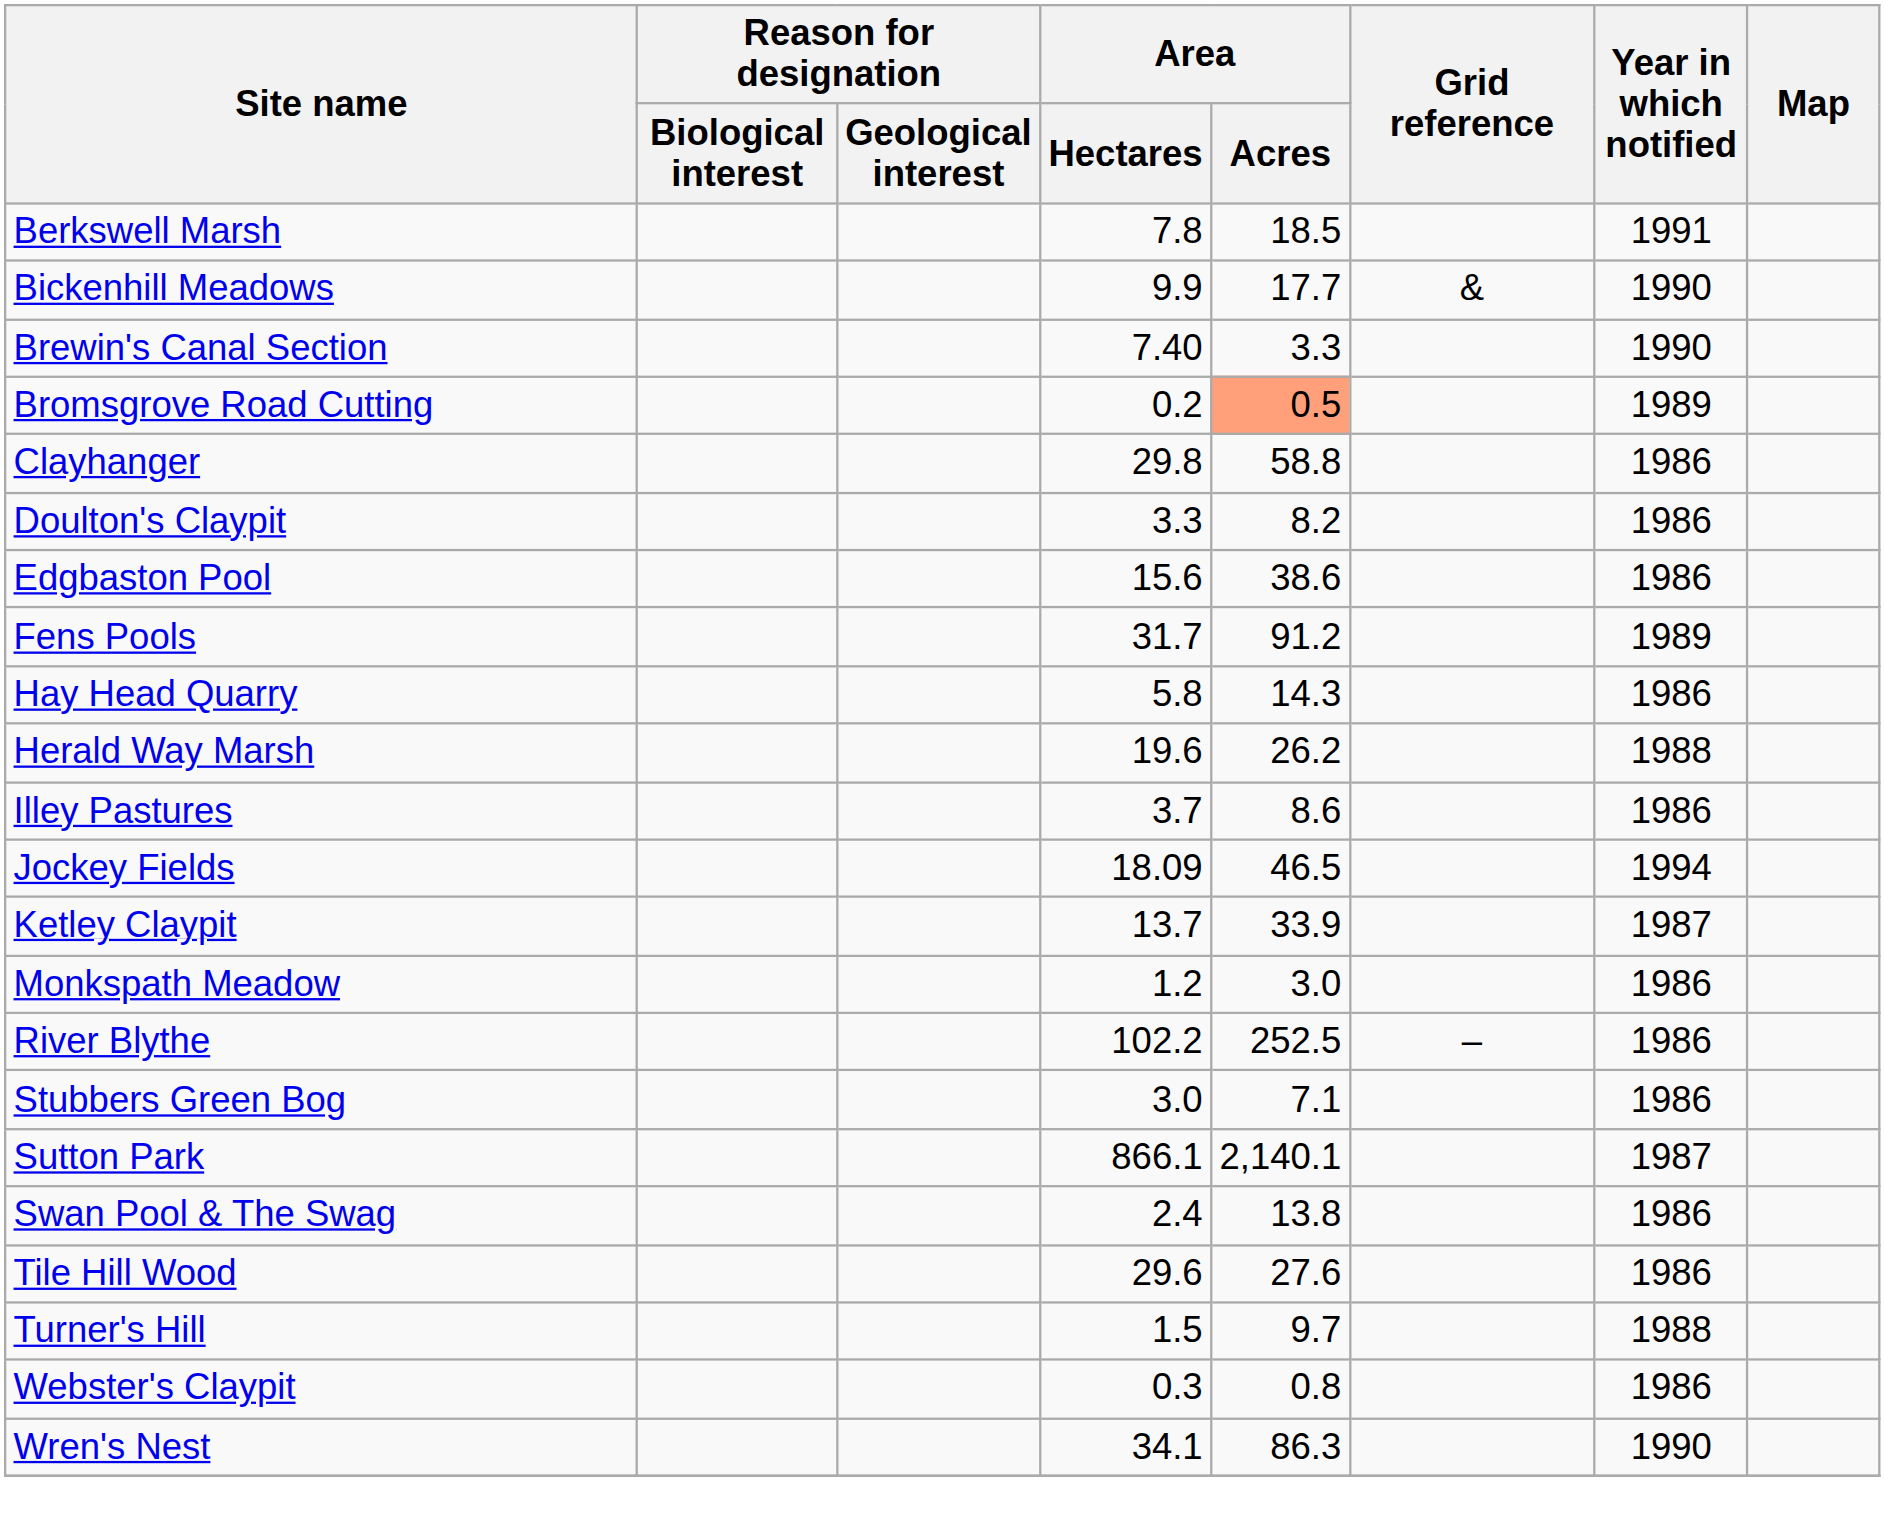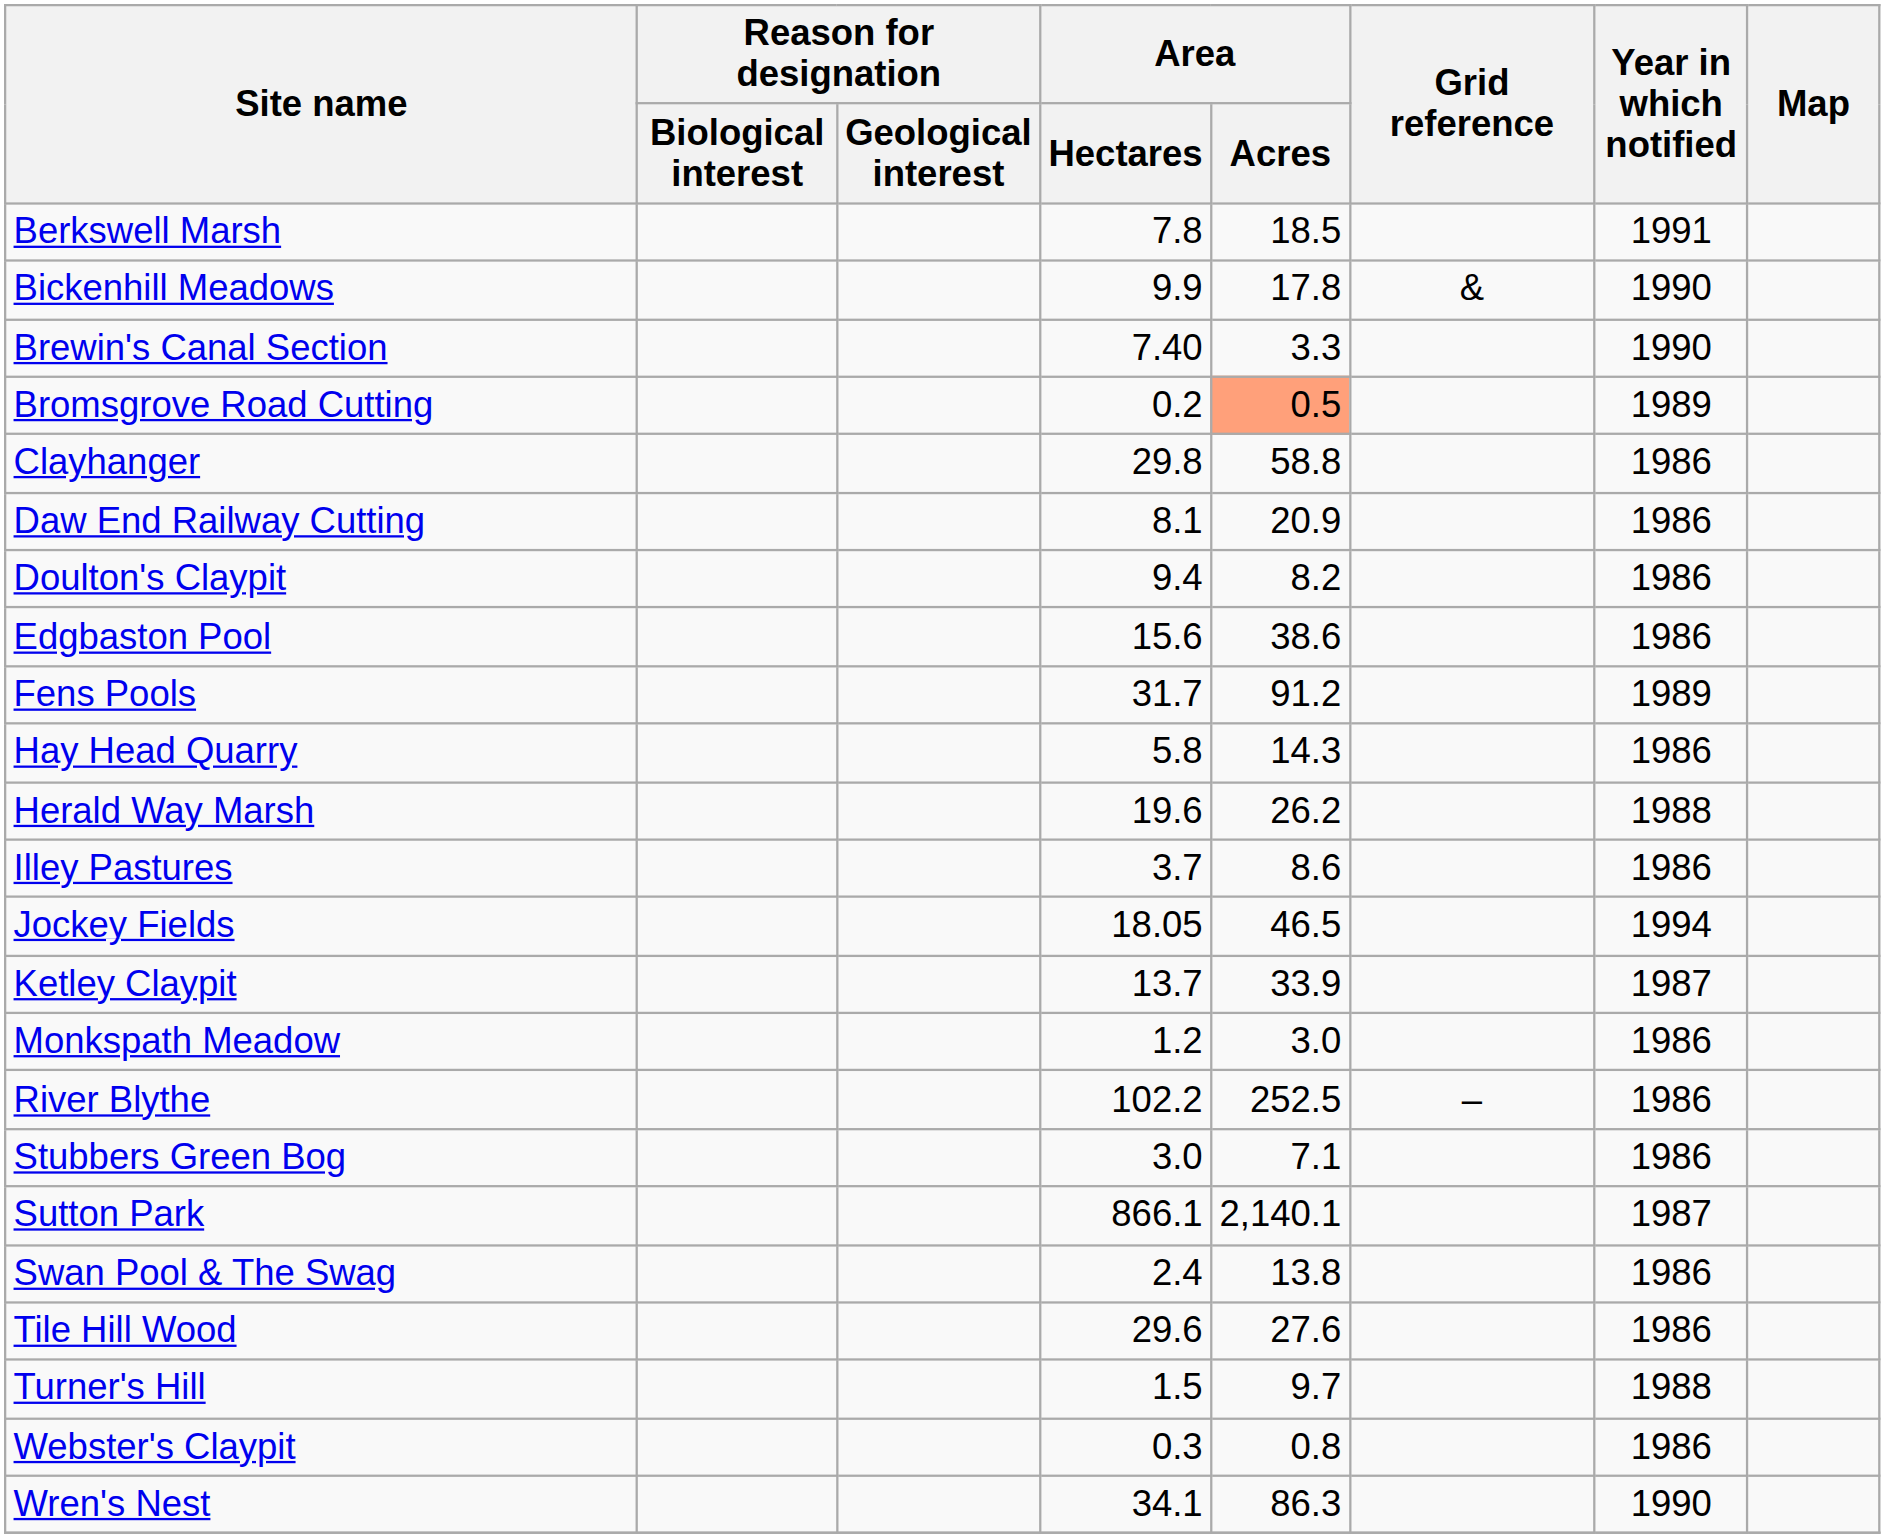(1306, 289) 17.7 -> (1306, 289) 17.8
+ row: (219, 520)
(1177, 520) 3.3 -> (1177, 578) 9.4
(1157, 867) 18.09 -> (1157, 925) 18.05
